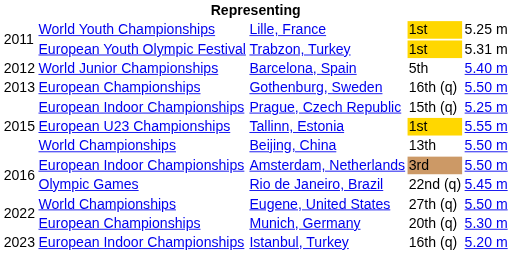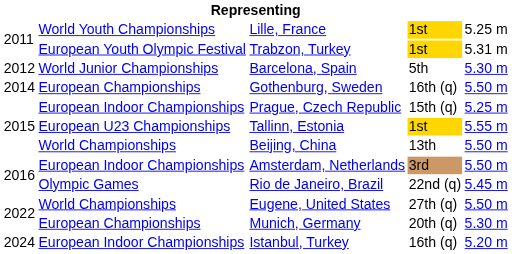(486, 68) 5.40 m -> (486, 68) 5.30 m
(19, 88) 2013 -> (19, 88) 2014
(19, 242) 2023 -> (19, 242) 2024
